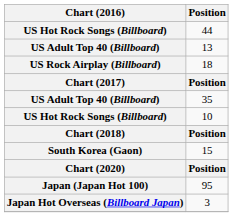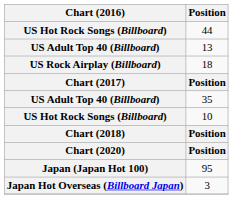- row: (207, 151)
